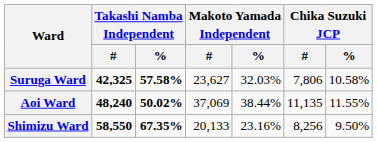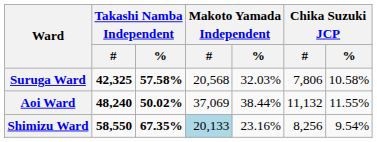(211, 79) 23,627 -> (211, 79) 20,568
(305, 103) 11,135 -> (305, 103) 11,132
(211, 126) no background -> (211, 126) lightblue background
(352, 126) 9.50% -> (352, 126) 9.54%
